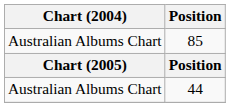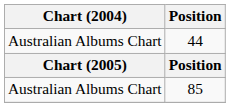rows swapped: (195, 89) <-> (195, 41)
